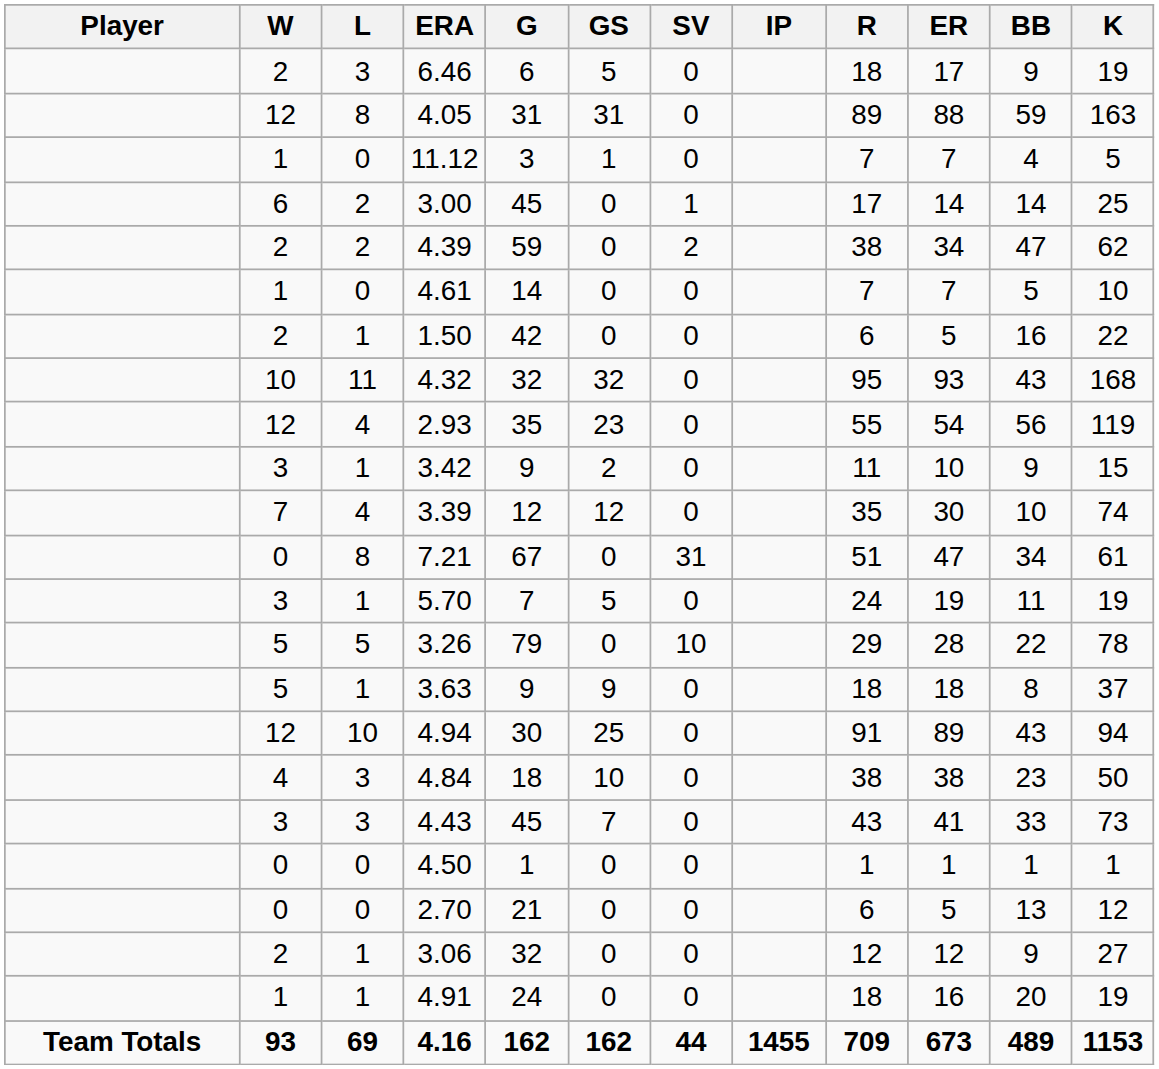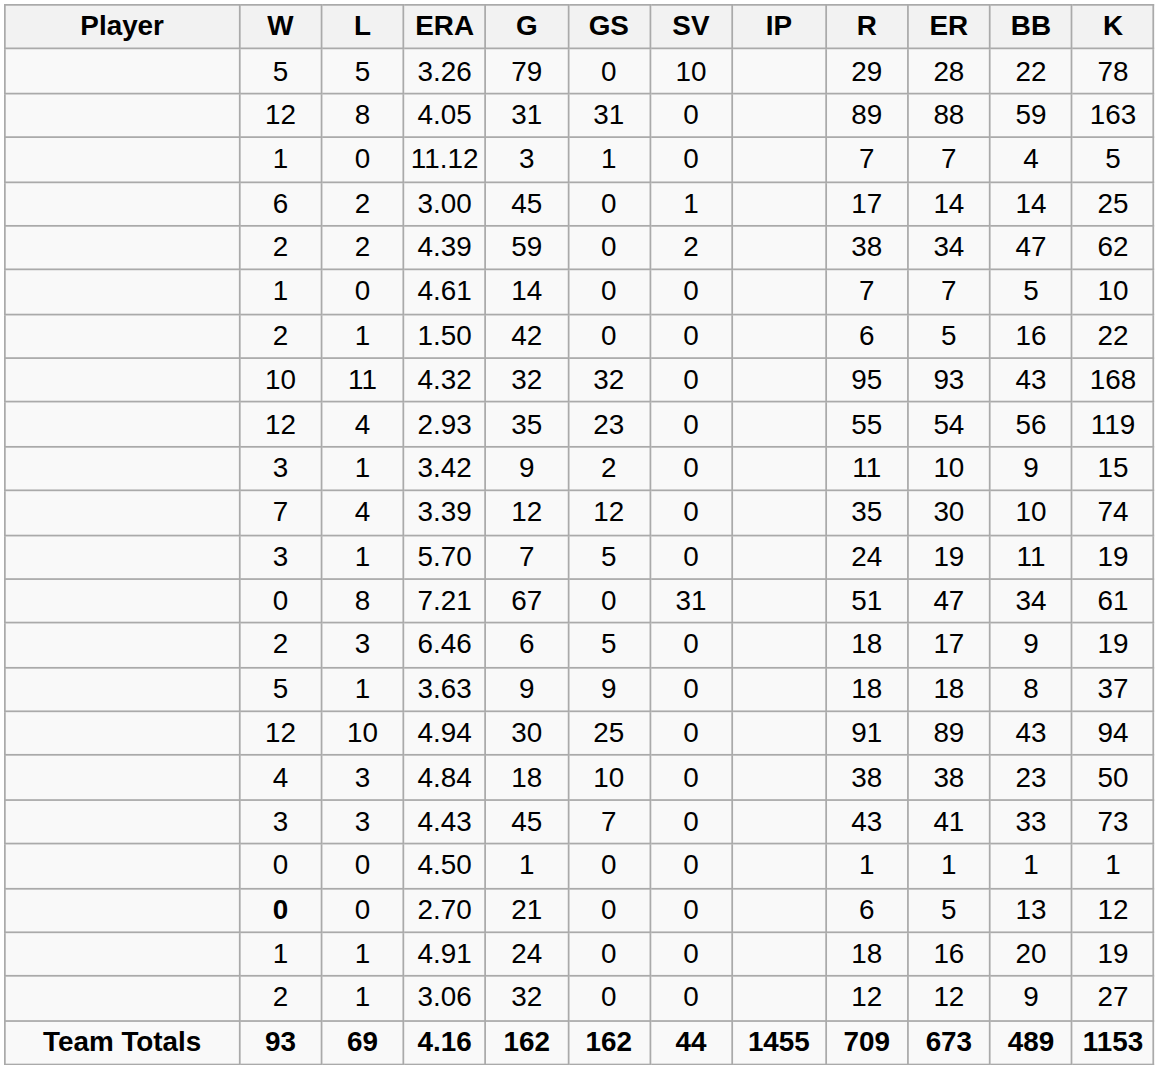rows swapped: (445, 70) <-> (445, 644)
rows swapped: (445, 556) <-> (445, 600)
(280, 909) normal -> (280, 909) bold
rows swapped: (445, 997) <-> (445, 953)
